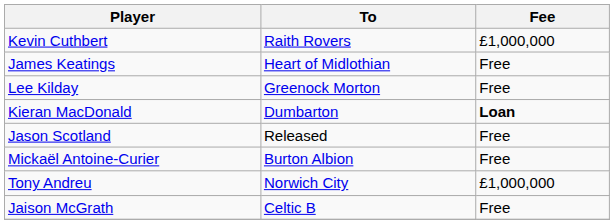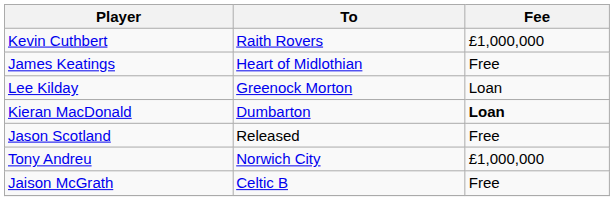(495, 88) Free -> (485, 88) Loan
- row: (84, 160)
